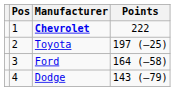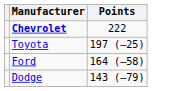- column: (21, 13)
